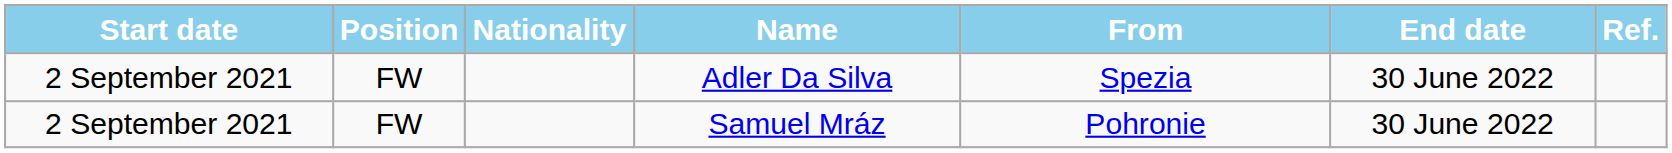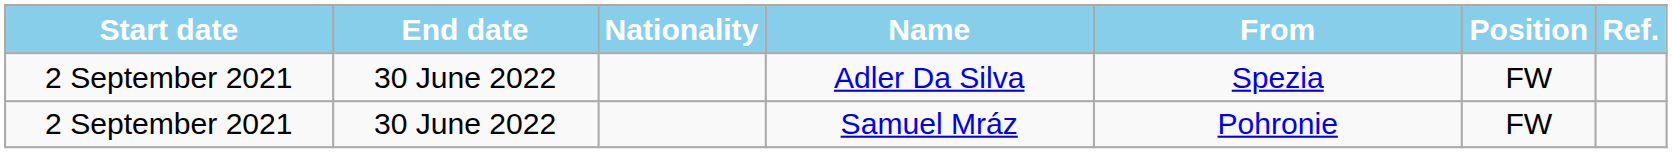columns swapped: (399, 29) <-> (1463, 29)
